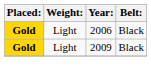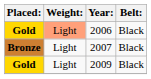(65, 30) no background -> (65, 30) lightsalmon background
+ row: (101, 47)
